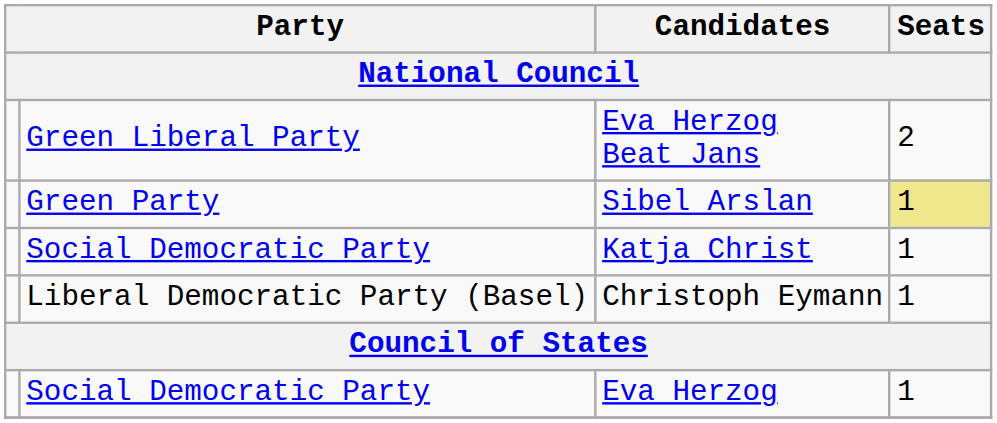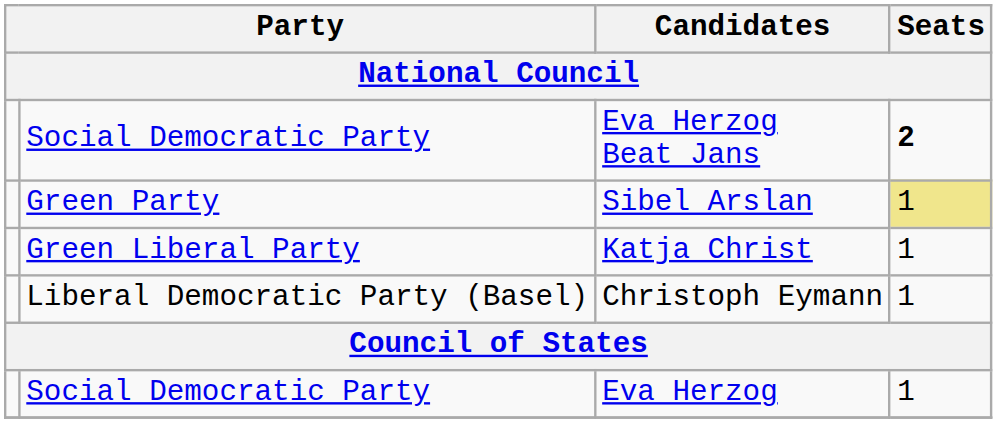(193, 140) Green Liberal Party -> (228, 140) Social Democratic Party
(906, 140) normal -> (906, 140) bold
(228, 251) Social Democratic Party -> (193, 251) Green Liberal Party
